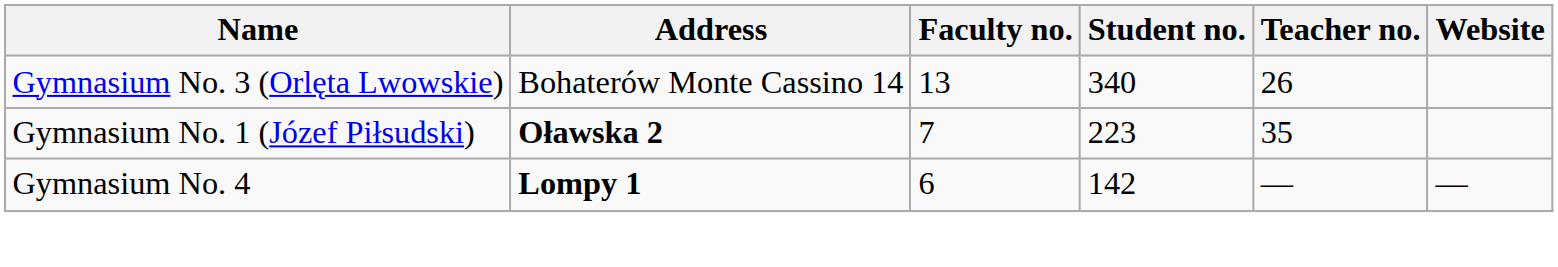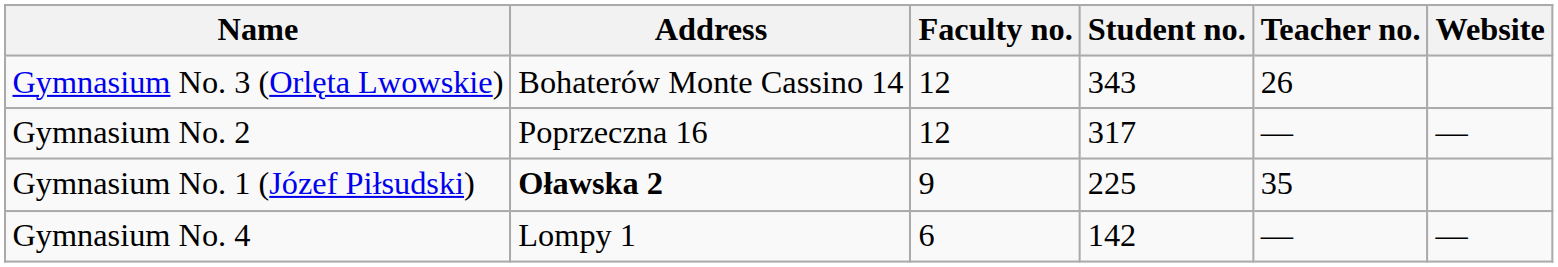(935, 81) 13 -> (935, 81) 12
(1112, 81) 340 -> (1112, 81) 343
+ row: (131, 132)
(926, 132) 7 -> (926, 183) 9
(1112, 132) 223 -> (1112, 183) 225
(580, 183) bold -> (577, 235) normal
